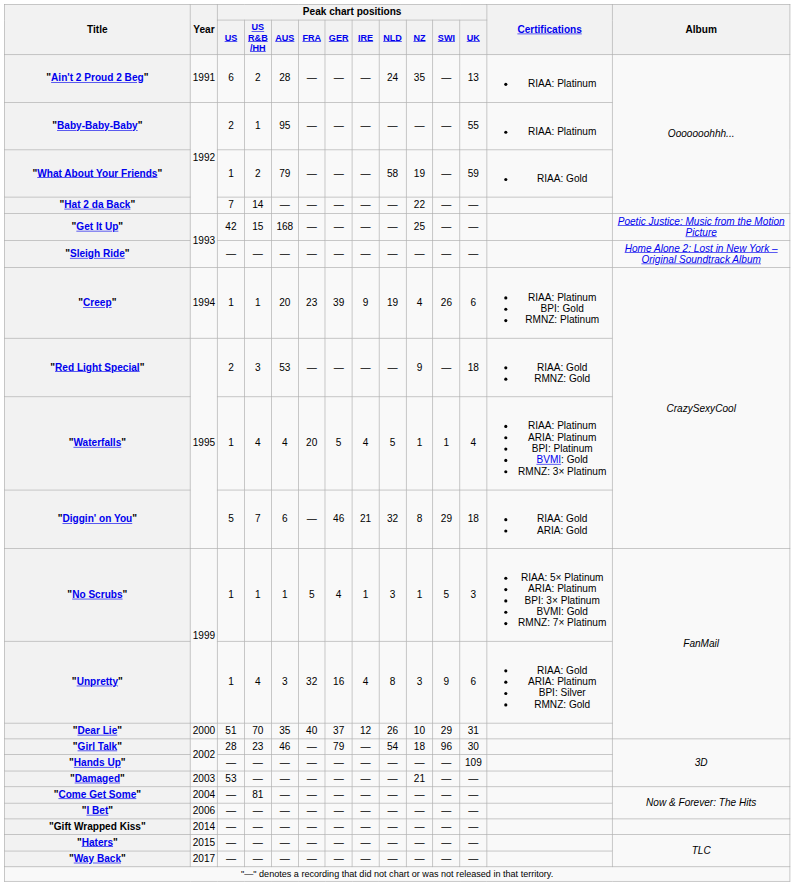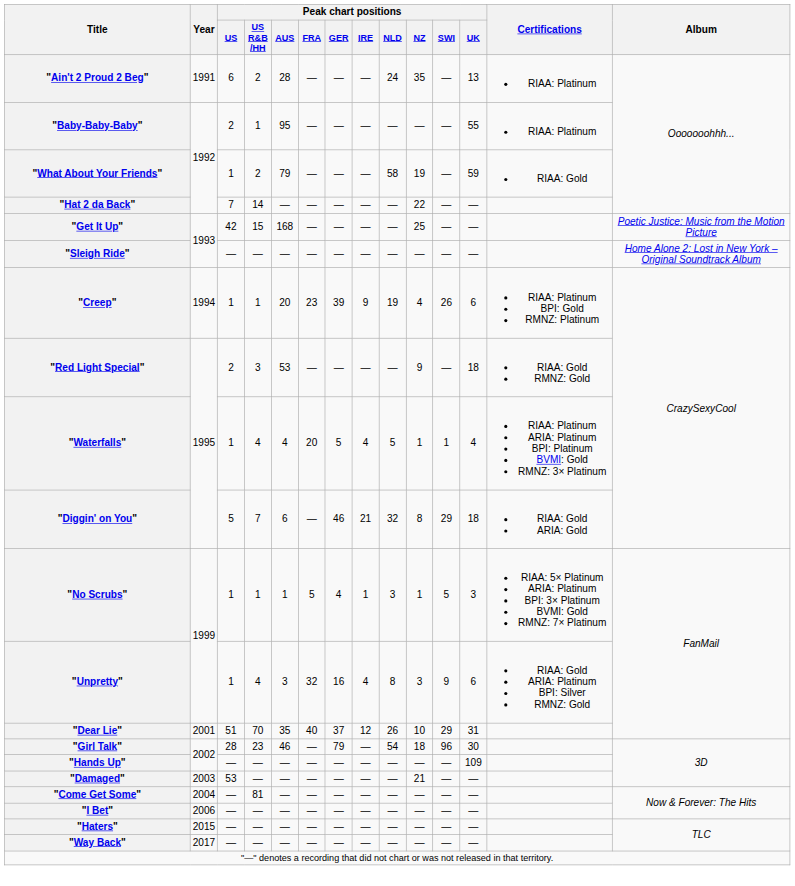(204, 731) 2000 -> (204, 731) 2001
- row: (97, 827)
